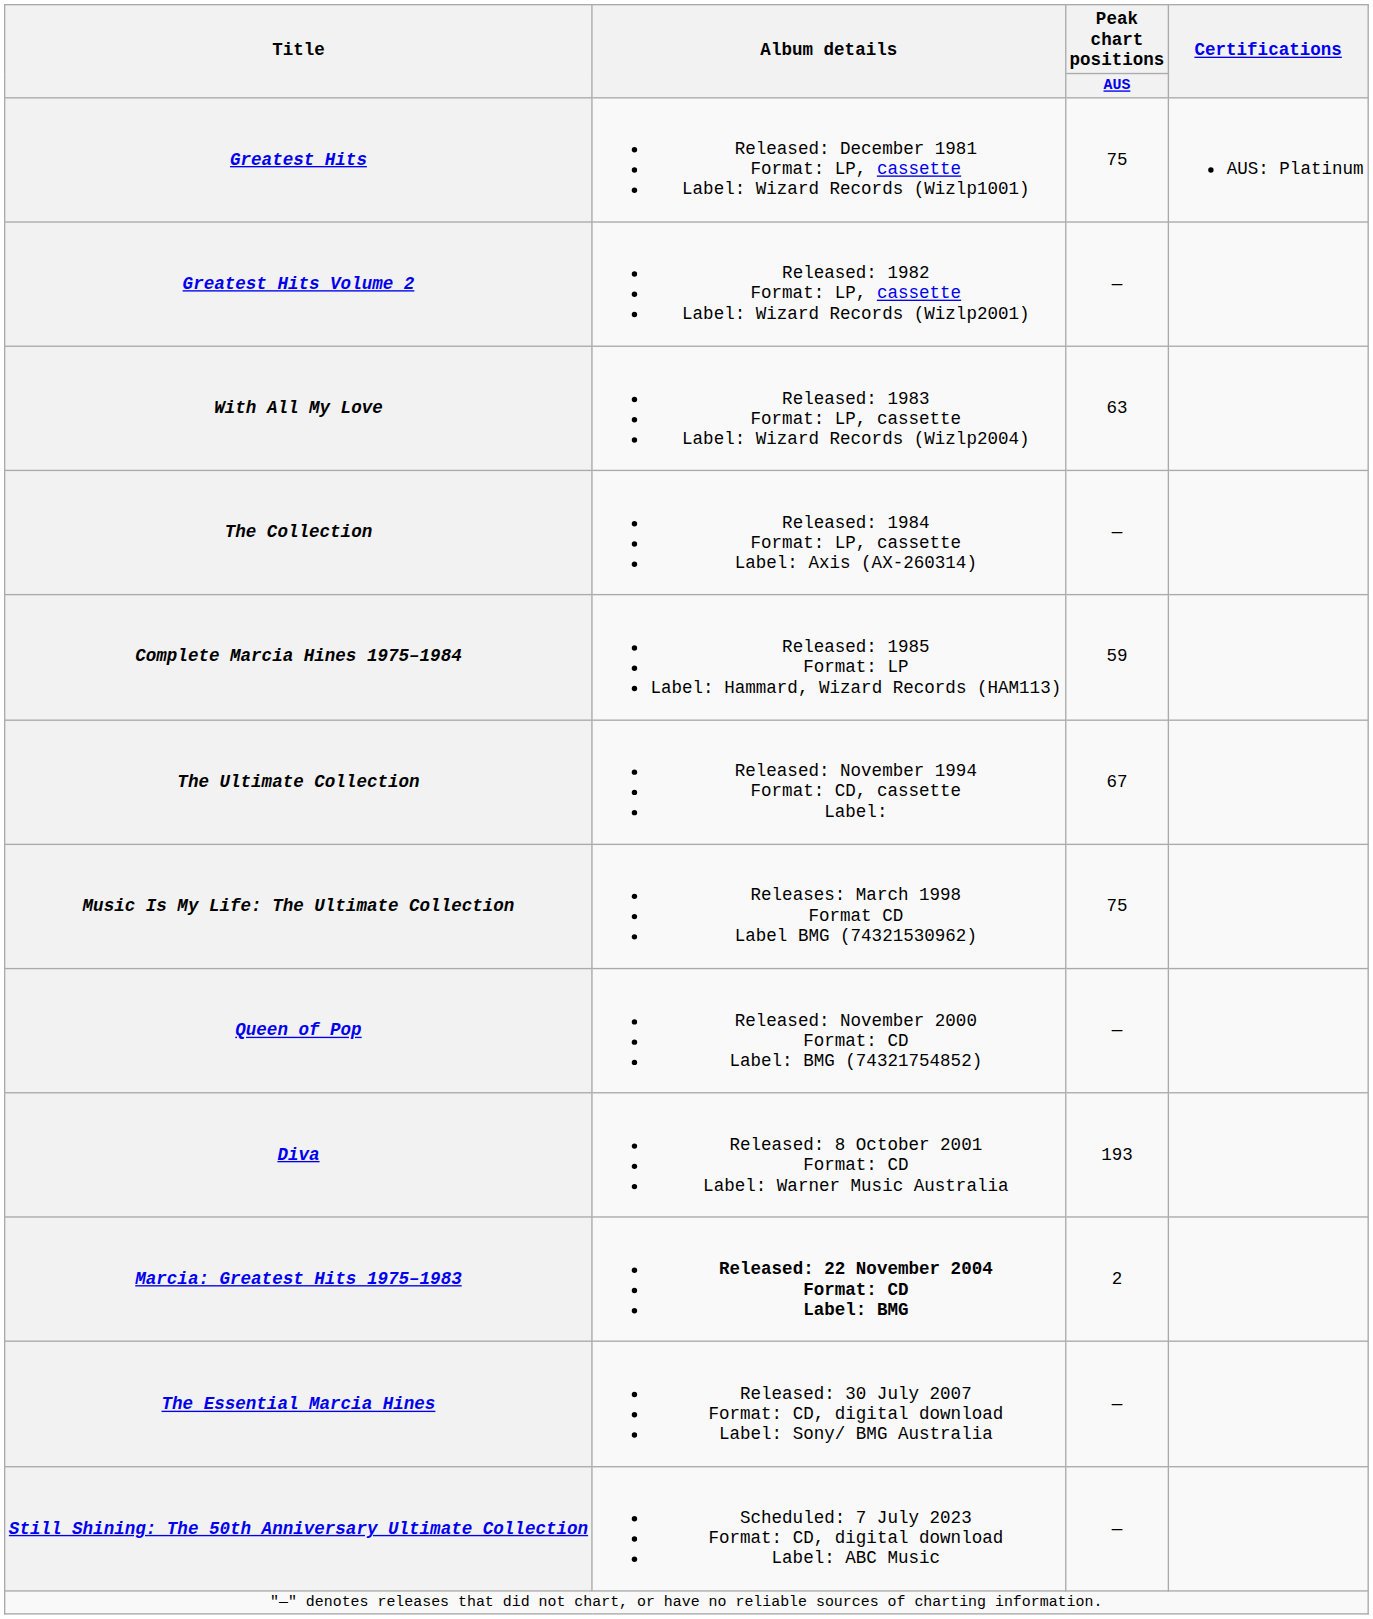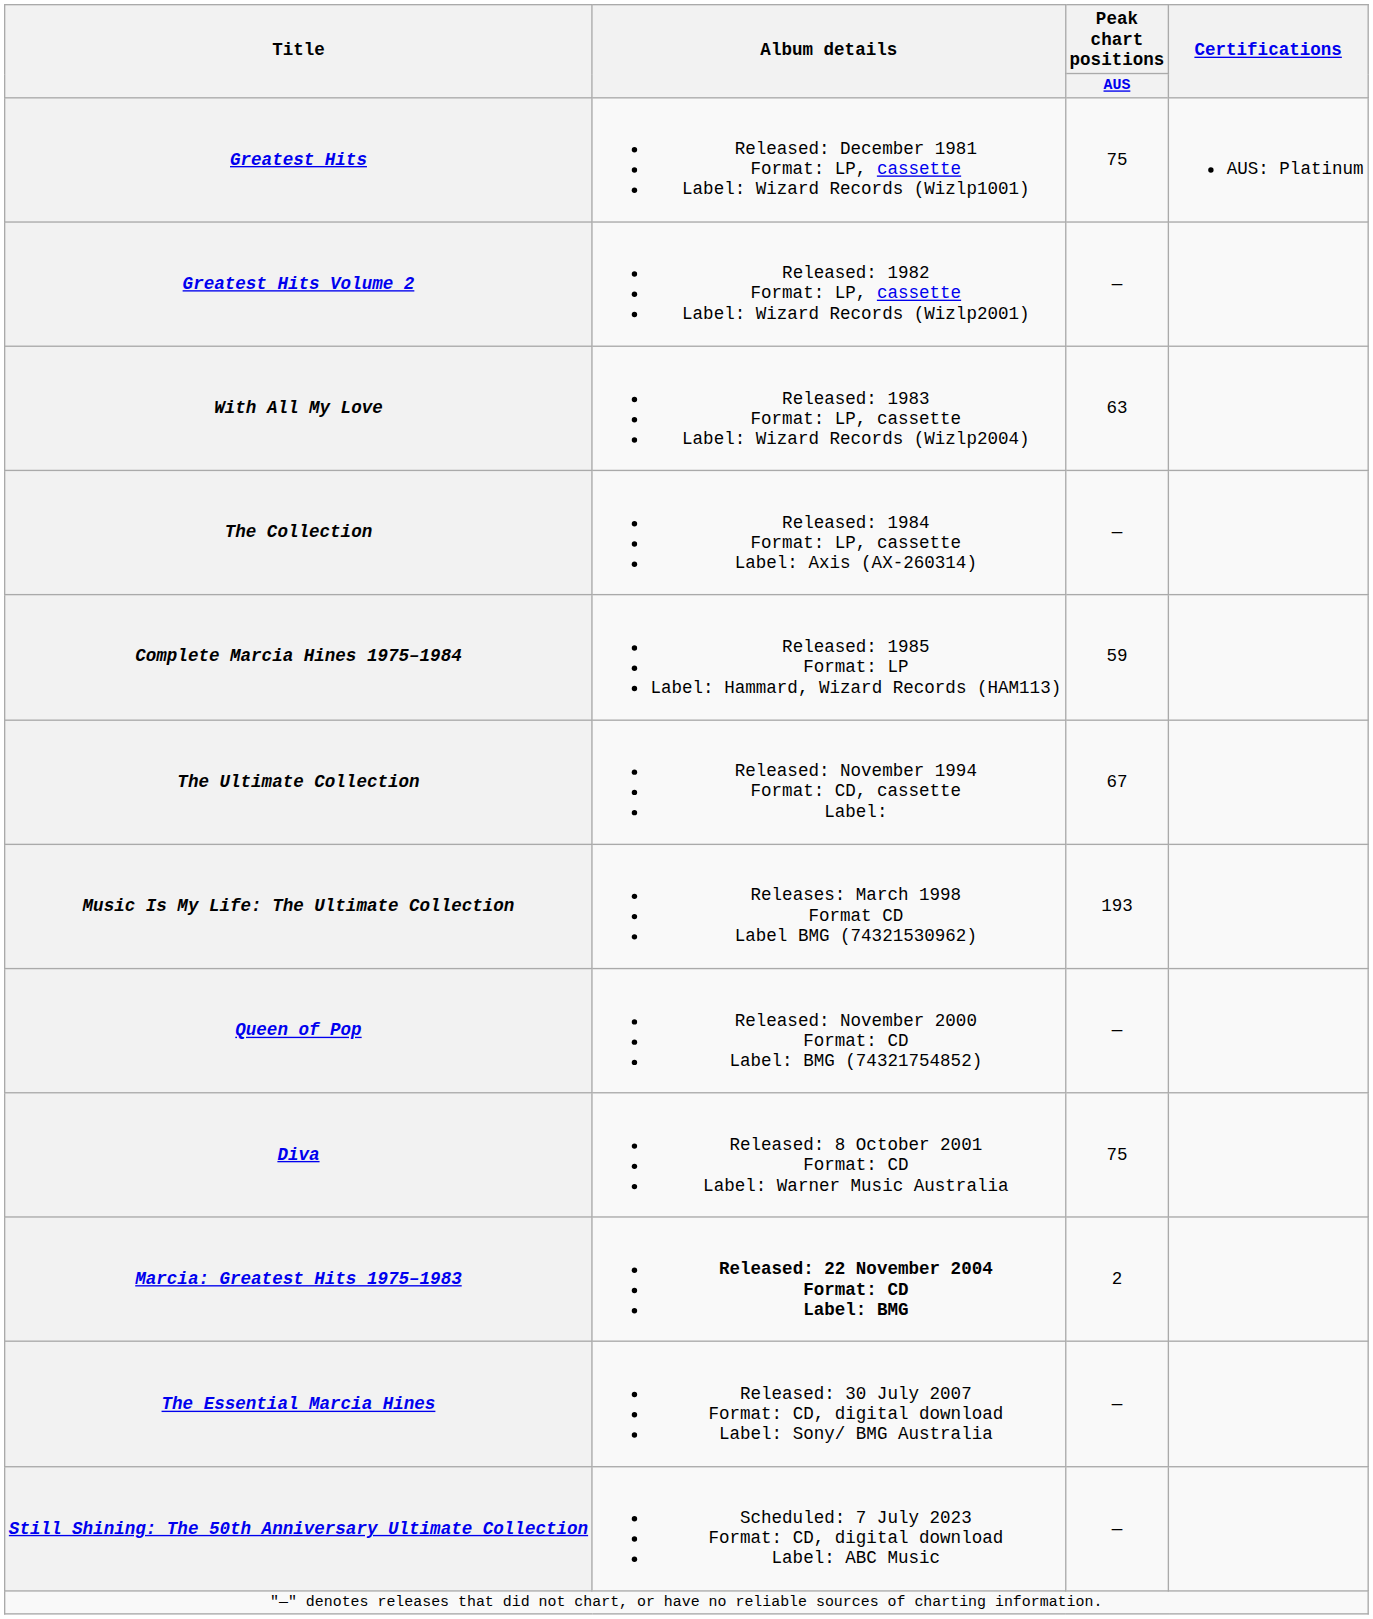(1117, 906) 75 -> (1117, 906) 193
(1117, 1155) 193 -> (1117, 1155) 75
